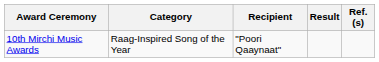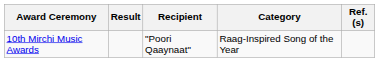columns swapped: (171, 17) <-> (325, 17)
